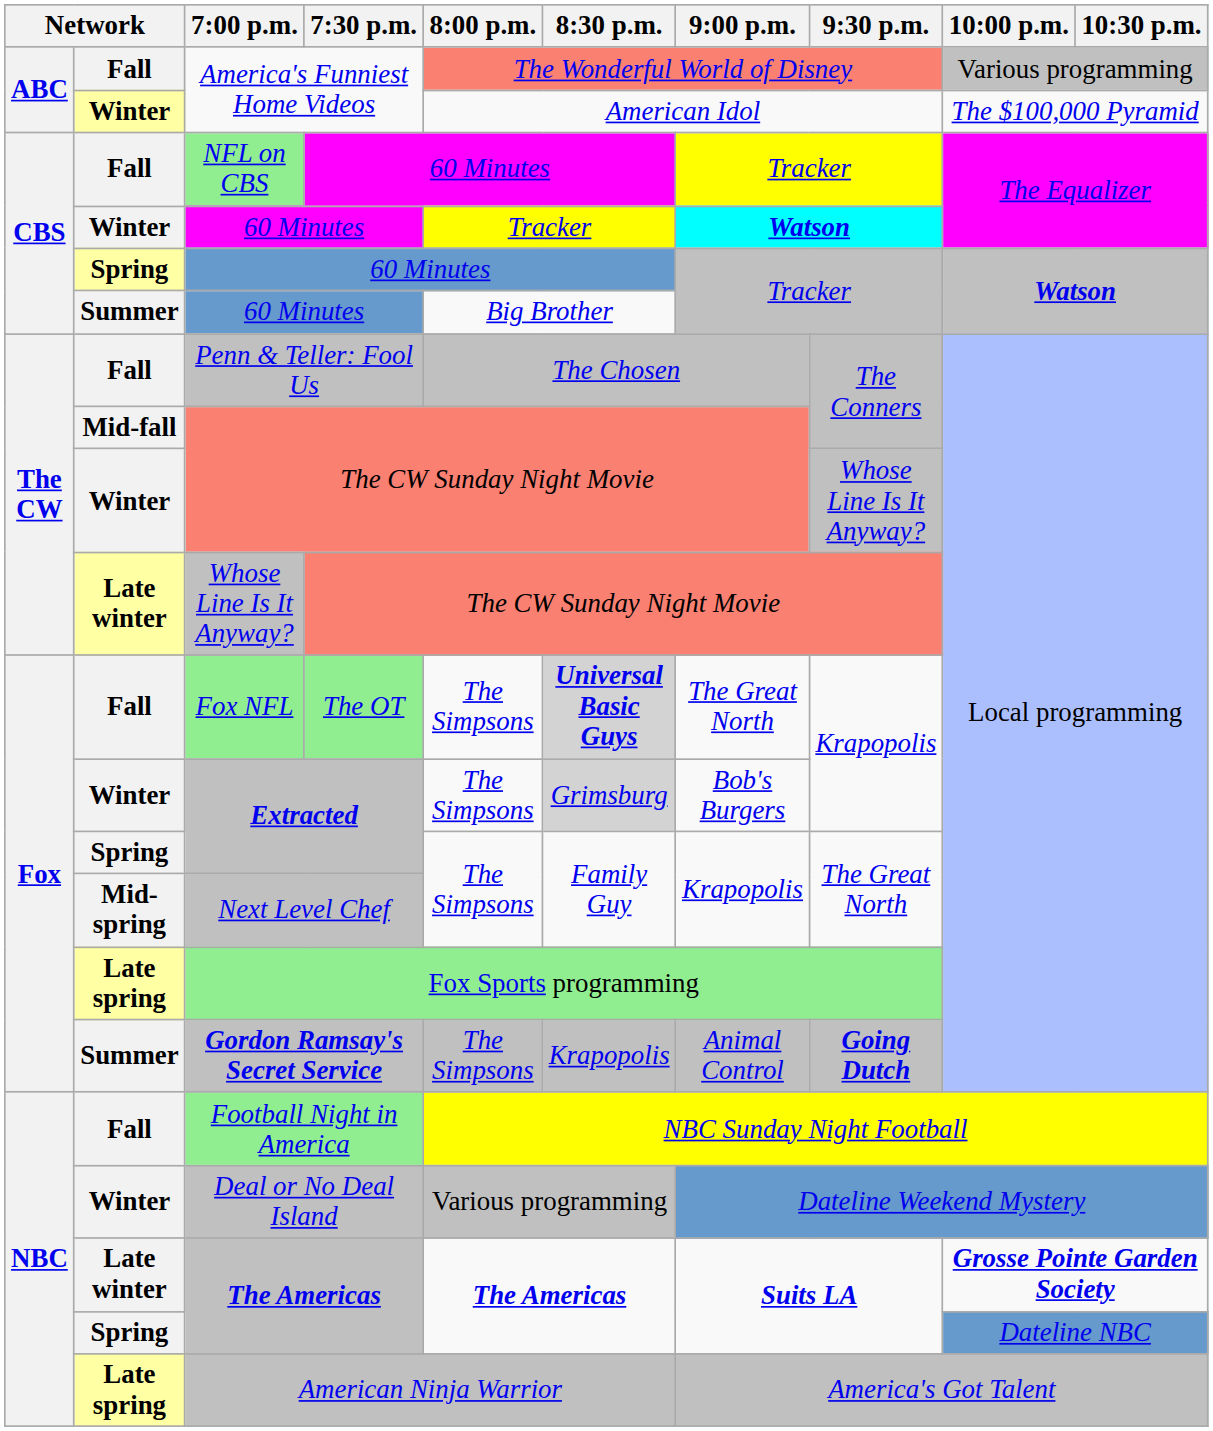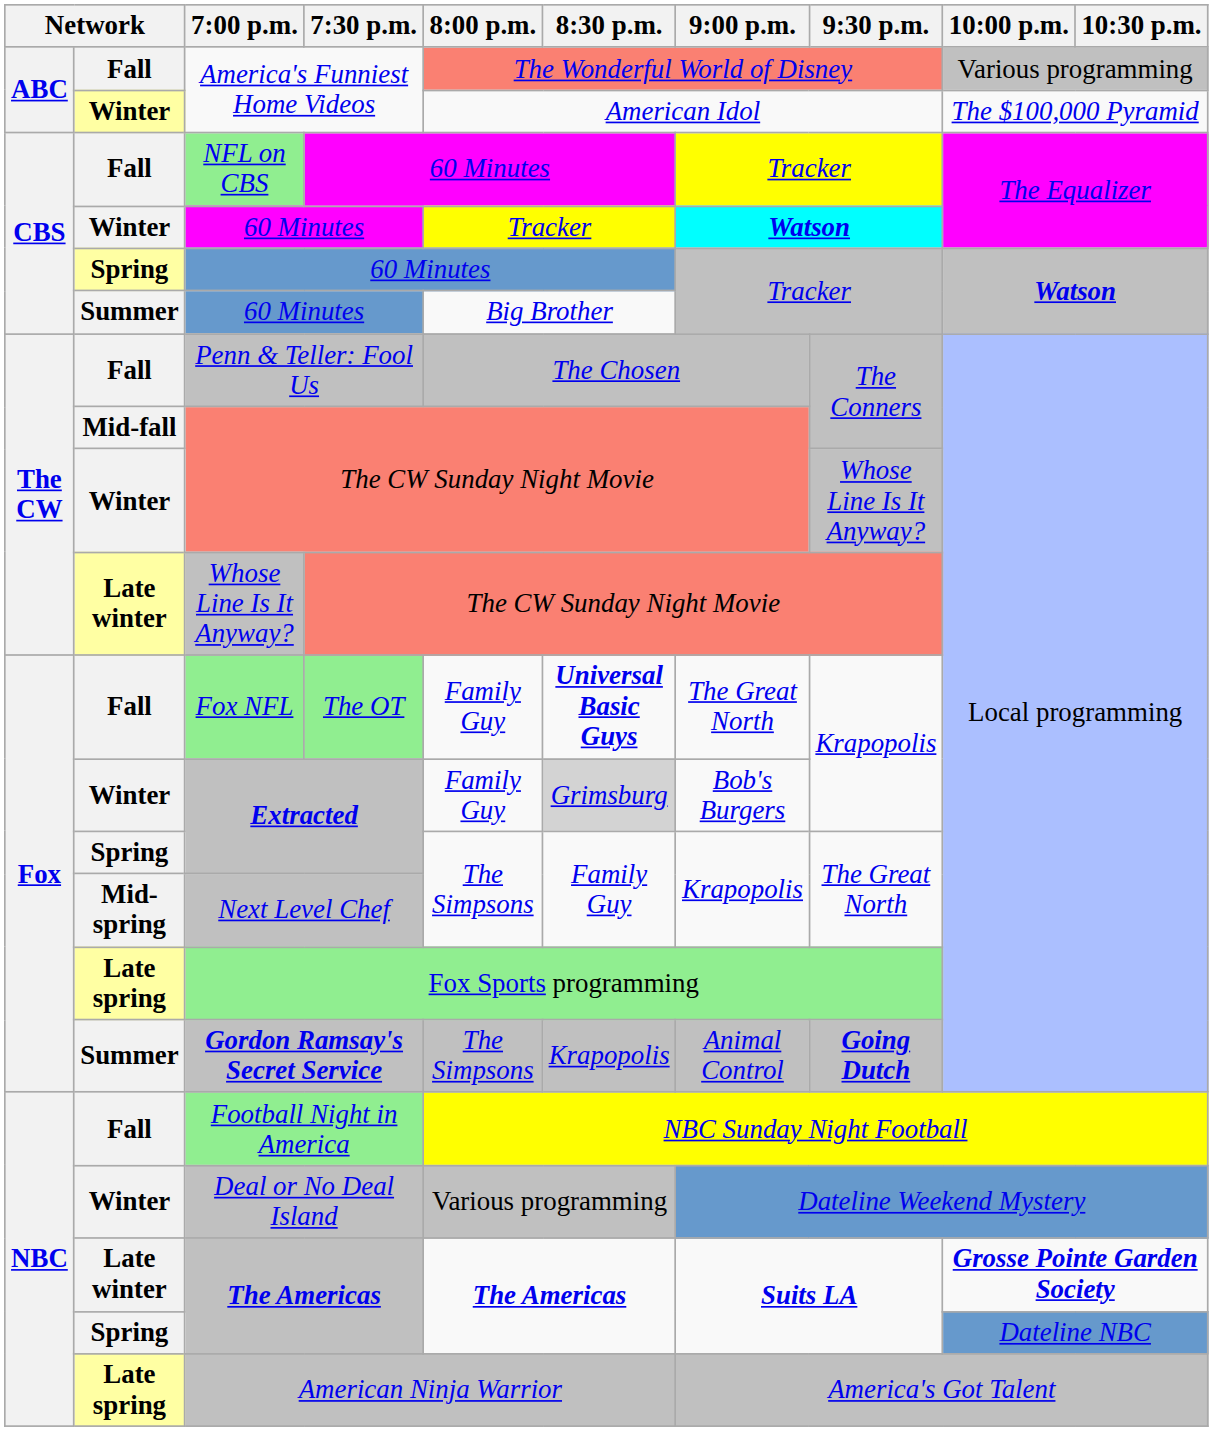(483, 706) The Simpsons -> (483, 706) Family Guy
(609, 706) lightgrey background -> (609, 706) no background
(483, 794) The Simpsons -> (483, 794) Family Guy
